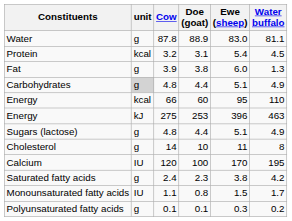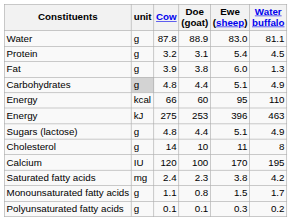(142, 54) kcal -> (136, 54) g
(136, 178) g -> (140, 178) mg
(139, 193) IU -> (136, 193) g
